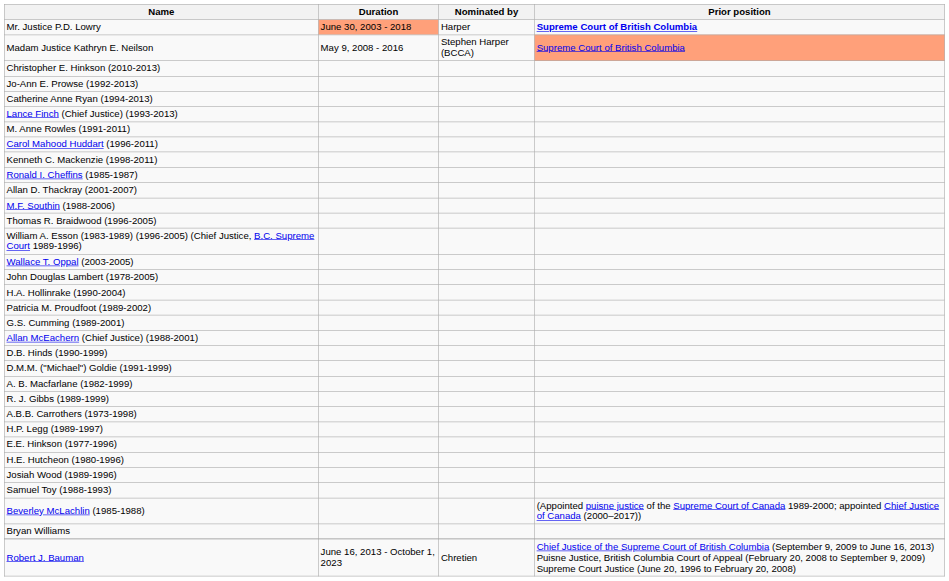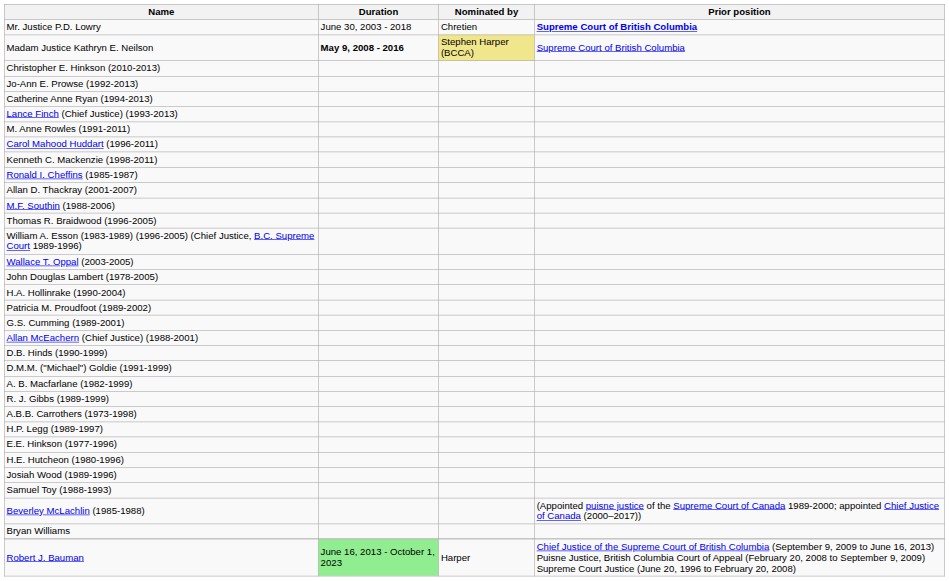(366, 27) lightsalmon background -> (366, 27) no background
(456, 27) Harper -> (459, 27) Chretien
(362, 47) normal -> (362, 47) bold
(475, 47) no background -> (475, 47) khaki background
(611, 47) lightsalmon background -> (611, 47) no background
(378, 557) no background -> (378, 557) lightgreen background
(459, 557) Chretien -> (456, 557) Harper
